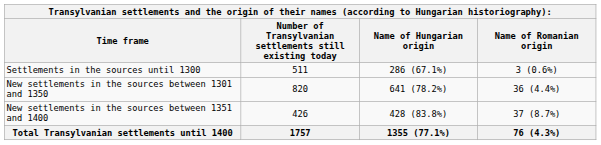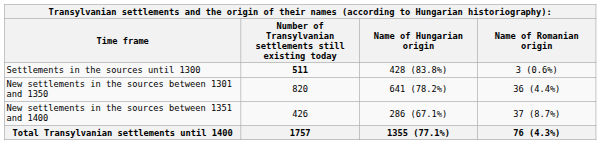(300, 70) normal -> (300, 70) bold
(418, 70) 286 (67.1%) -> (418, 70) 428 (83.8%)
(418, 113) 428 (83.8%) -> (418, 113) 286 (67.1%)
